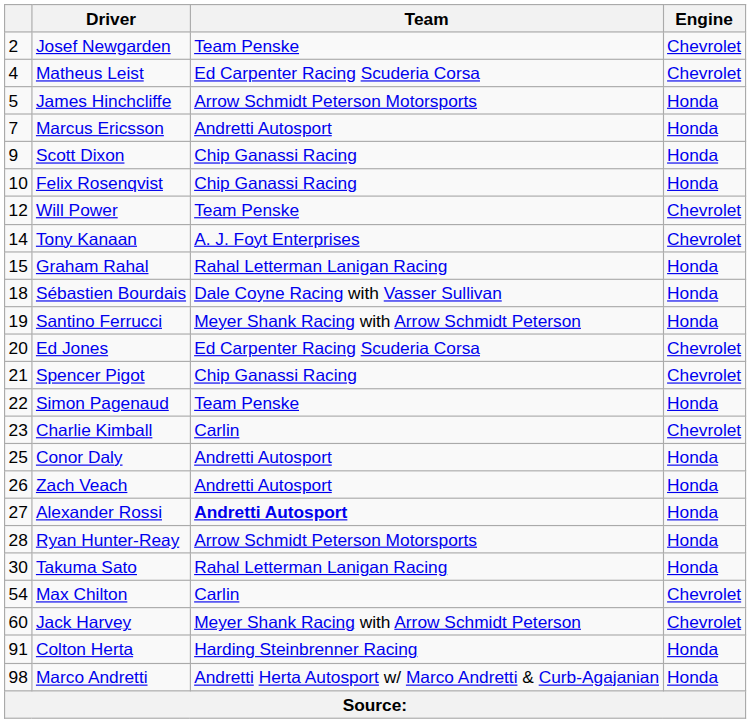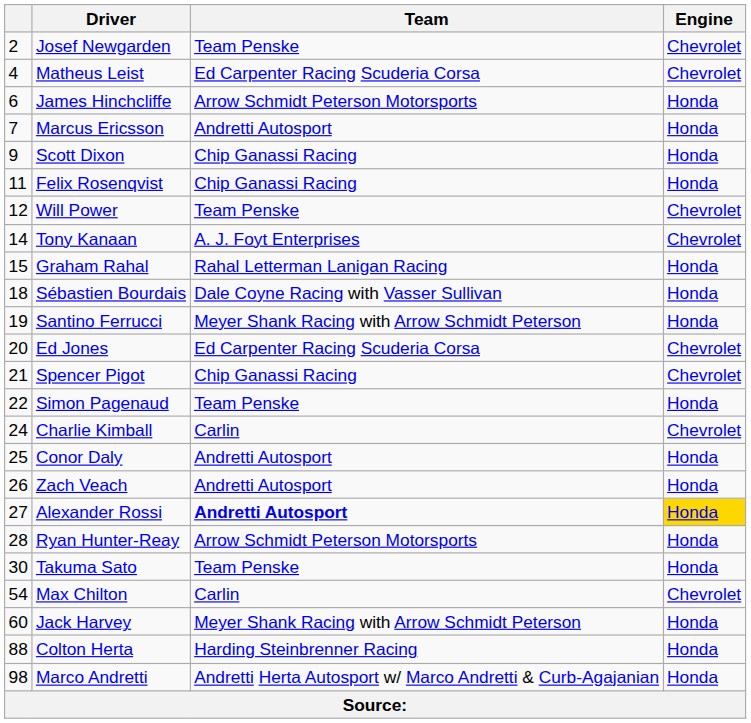(13, 101) 5 -> (13, 101) 6
(18, 183) 10 -> (18, 183) 11
(18, 430) 23 -> (18, 430) 24
(693, 512) no background -> (693, 512) gold background
(321, 567) Rahal Letterman Lanigan Racing -> (247, 567) Team Penske
(704, 622) Chevrolet -> (693, 622) Honda
(18, 649) 91 -> (18, 649) 88
